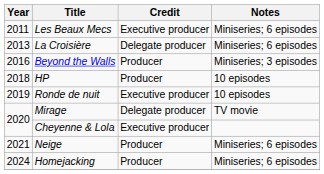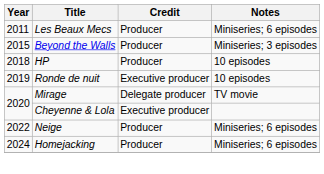(165, 29) Executive producer -> (141, 29) Producer
- row: (63, 45)
(18, 62) 2016 -> (18, 45) 2015
(18, 144) 2021 -> (18, 128) 2022
